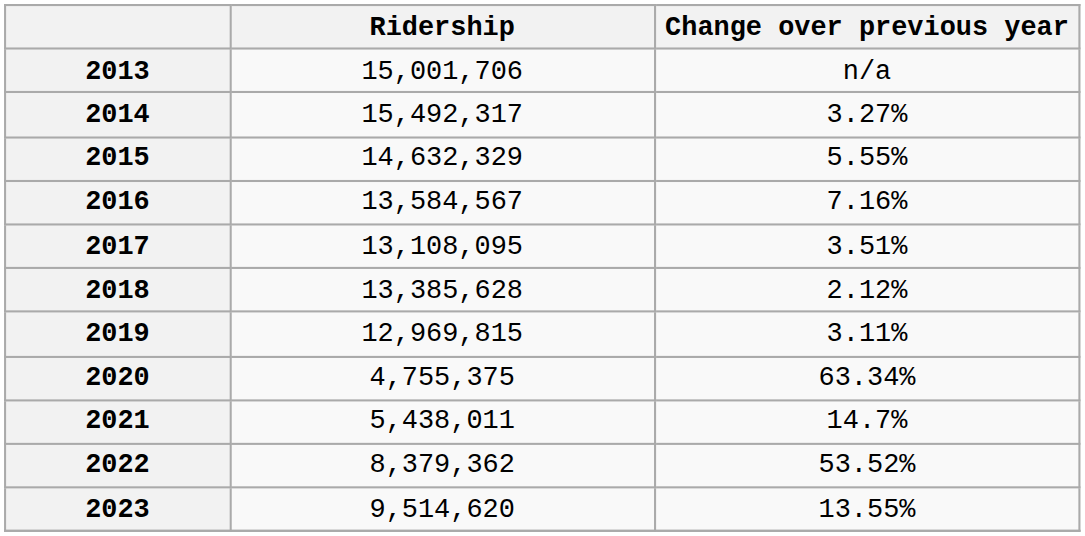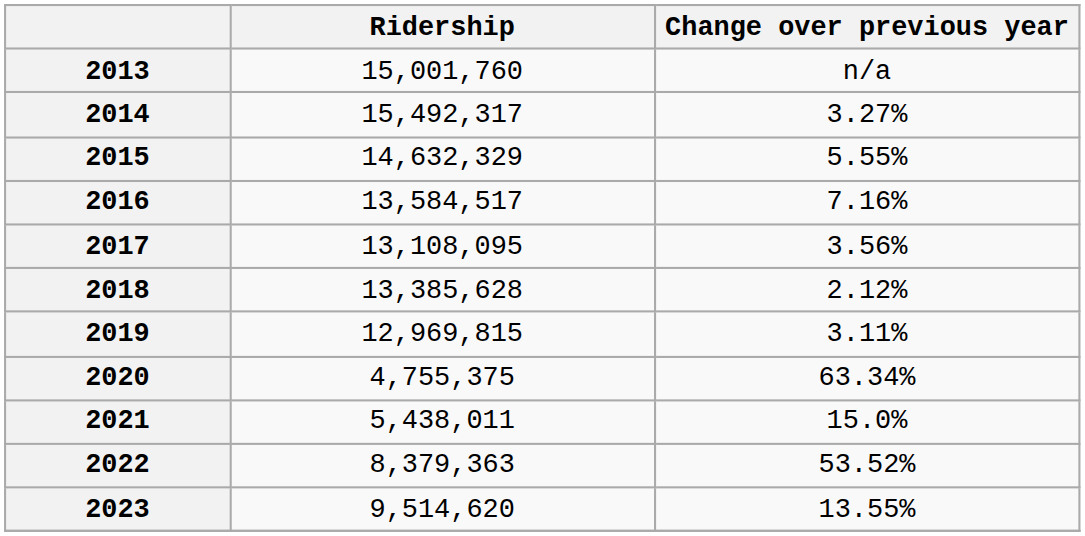(442, 71) 15,001,706 -> (442, 71) 15,001,760
(442, 202) 13,584,567 -> (442, 202) 13,584,517
(867, 246) 3.51% -> (867, 246) 3.56%
(867, 422) 14.7% -> (867, 422) 15.0%
(442, 466) 8,379,362 -> (442, 466) 8,379,363
